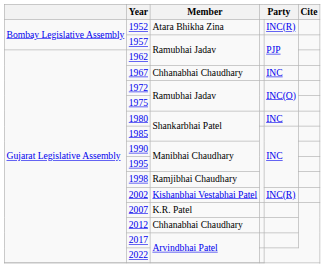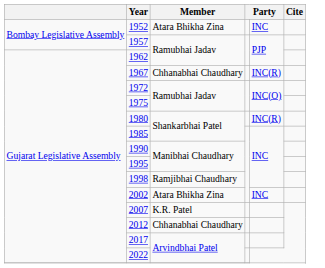(281, 27) INC(R) -> (260, 27) INC
(274, 73) INC -> (266, 73) INC(R)
(274, 118) INC -> (266, 118) INC(R)
(205, 194) Kishanbhai Vestabhai Patel -> (188, 194) Atara Bhikha Zina
(281, 194) INC(R) -> (260, 194) INC
